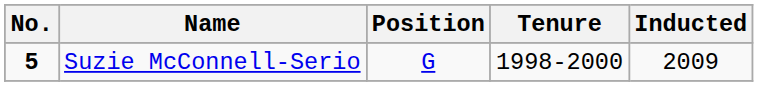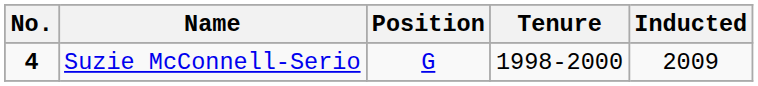(32, 62) 5 -> (32, 62) 4
